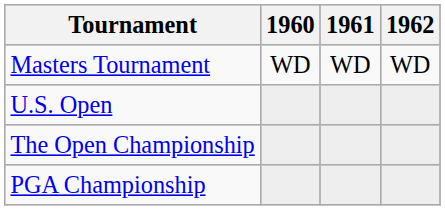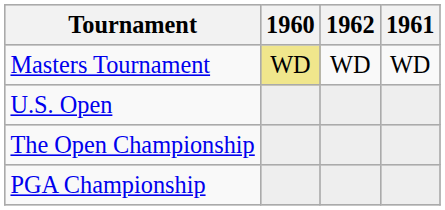columns swapped: (350, 24) <-> (410, 24)
(290, 64) no background -> (290, 64) khaki background
